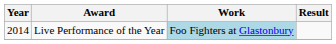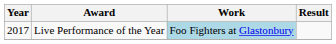(18, 30) 2014 -> (18, 30) 2017
